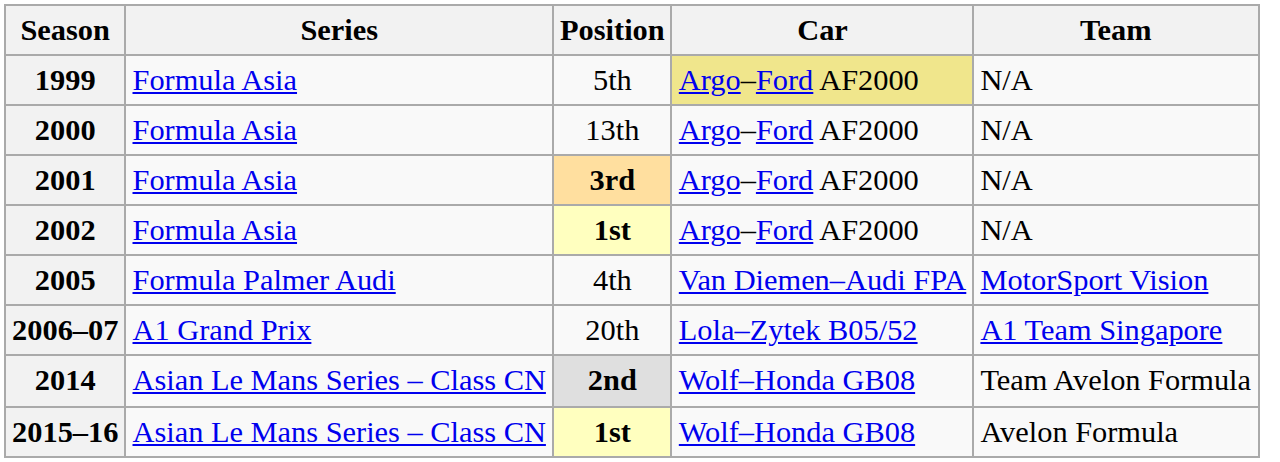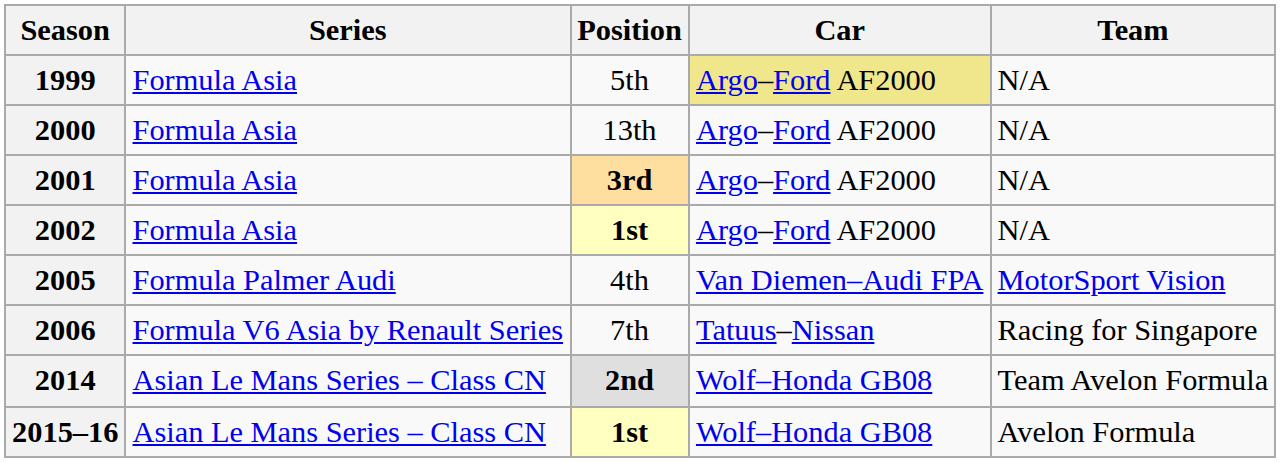+ row: (65, 330)
- row: (65, 330)
